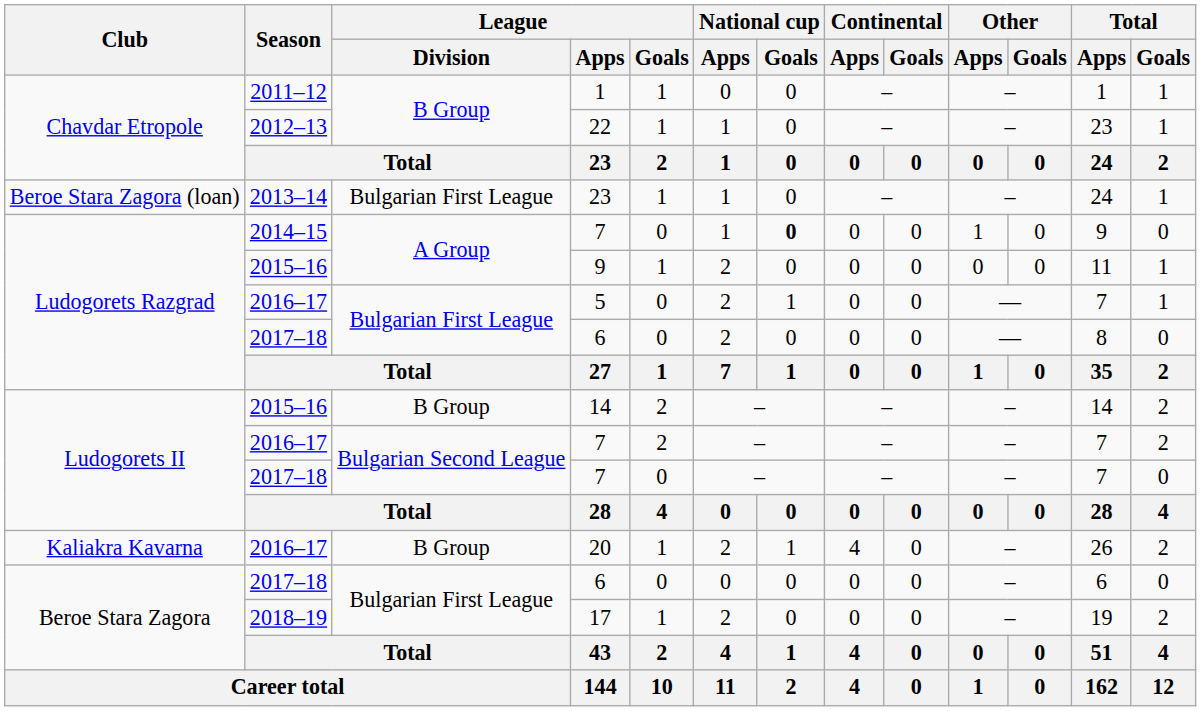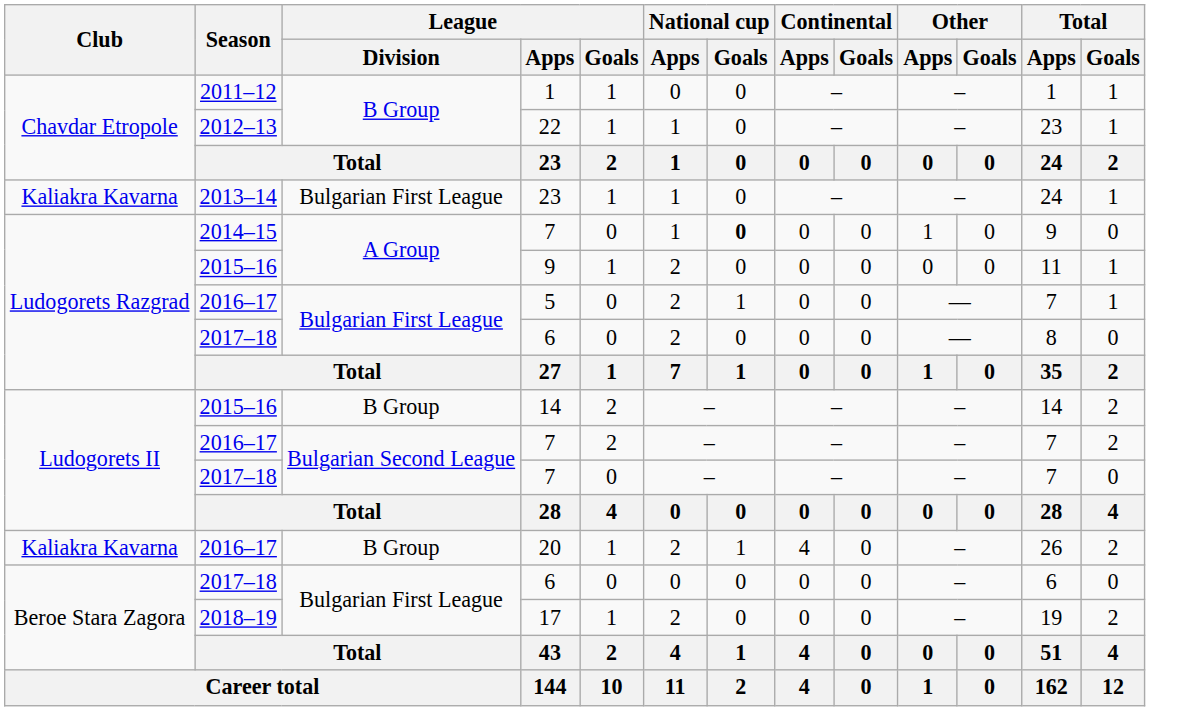(125, 197) Beroe Stara Zagora (loan) -> (100, 197) Kaliakra Kavarna
